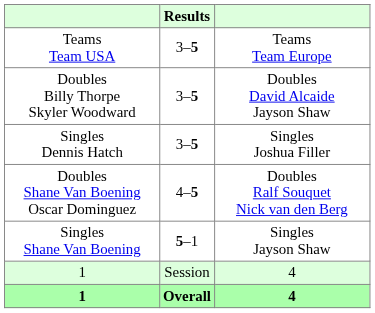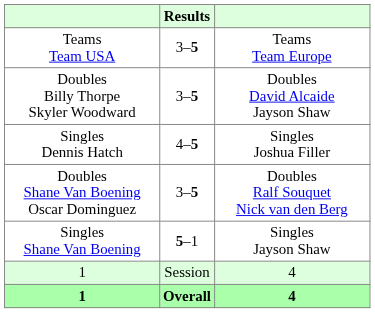(187, 144) 3–5 -> (187, 144) 4–5
(187, 192) 4–5 -> (187, 192) 3–5
